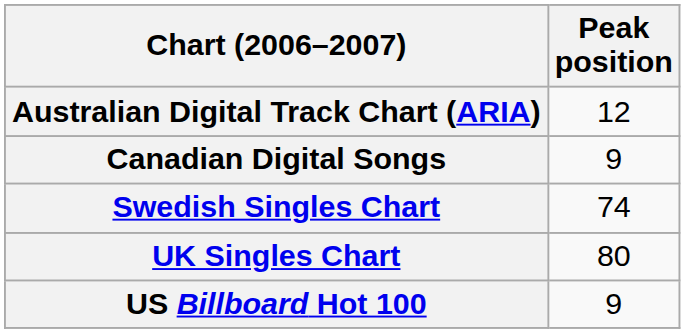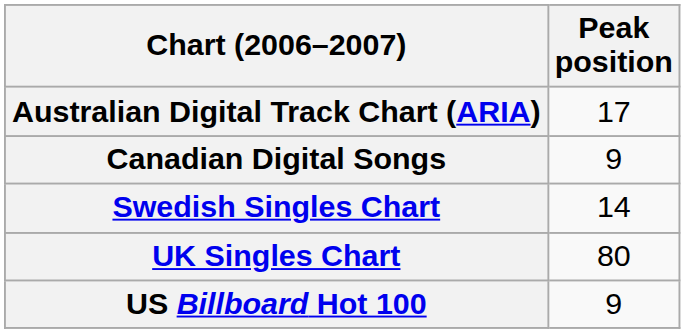(614, 111) 12 -> (614, 111) 17
(614, 207) 74 -> (614, 207) 14
